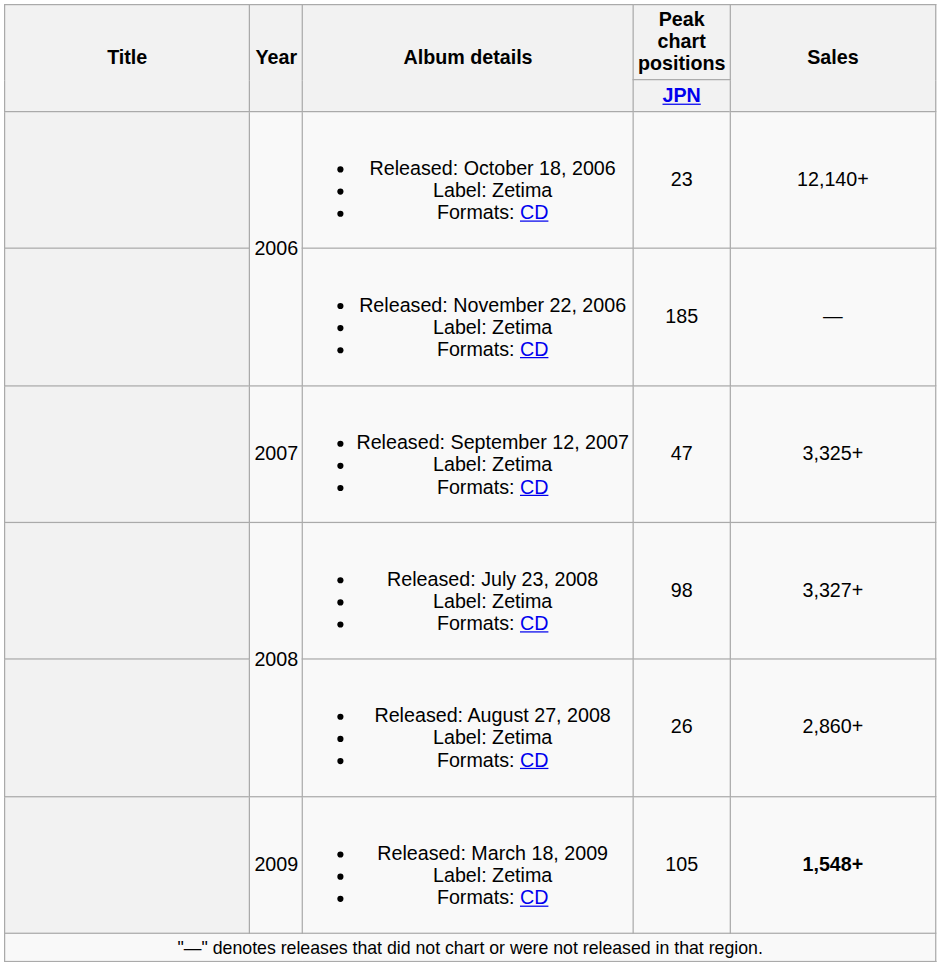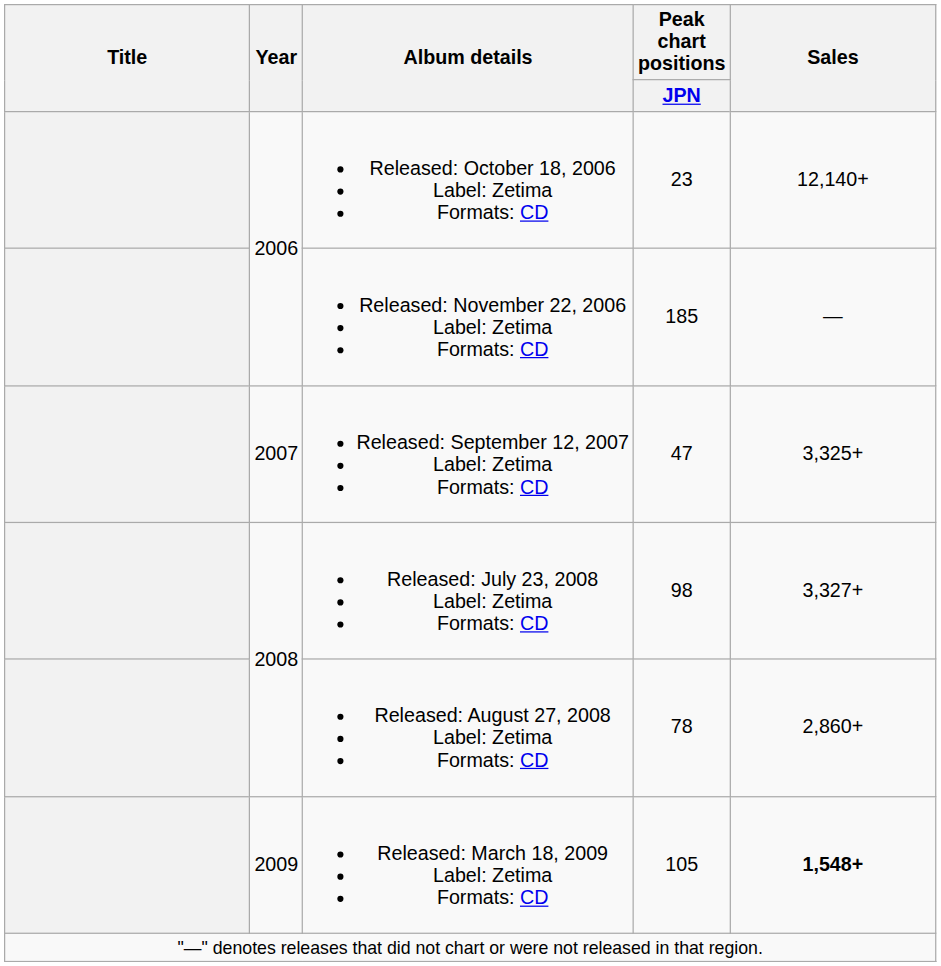(682, 727) 26 -> (682, 727) 78
